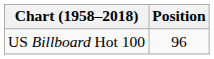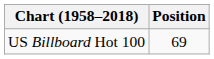(179, 41) 96 -> (179, 41) 69
